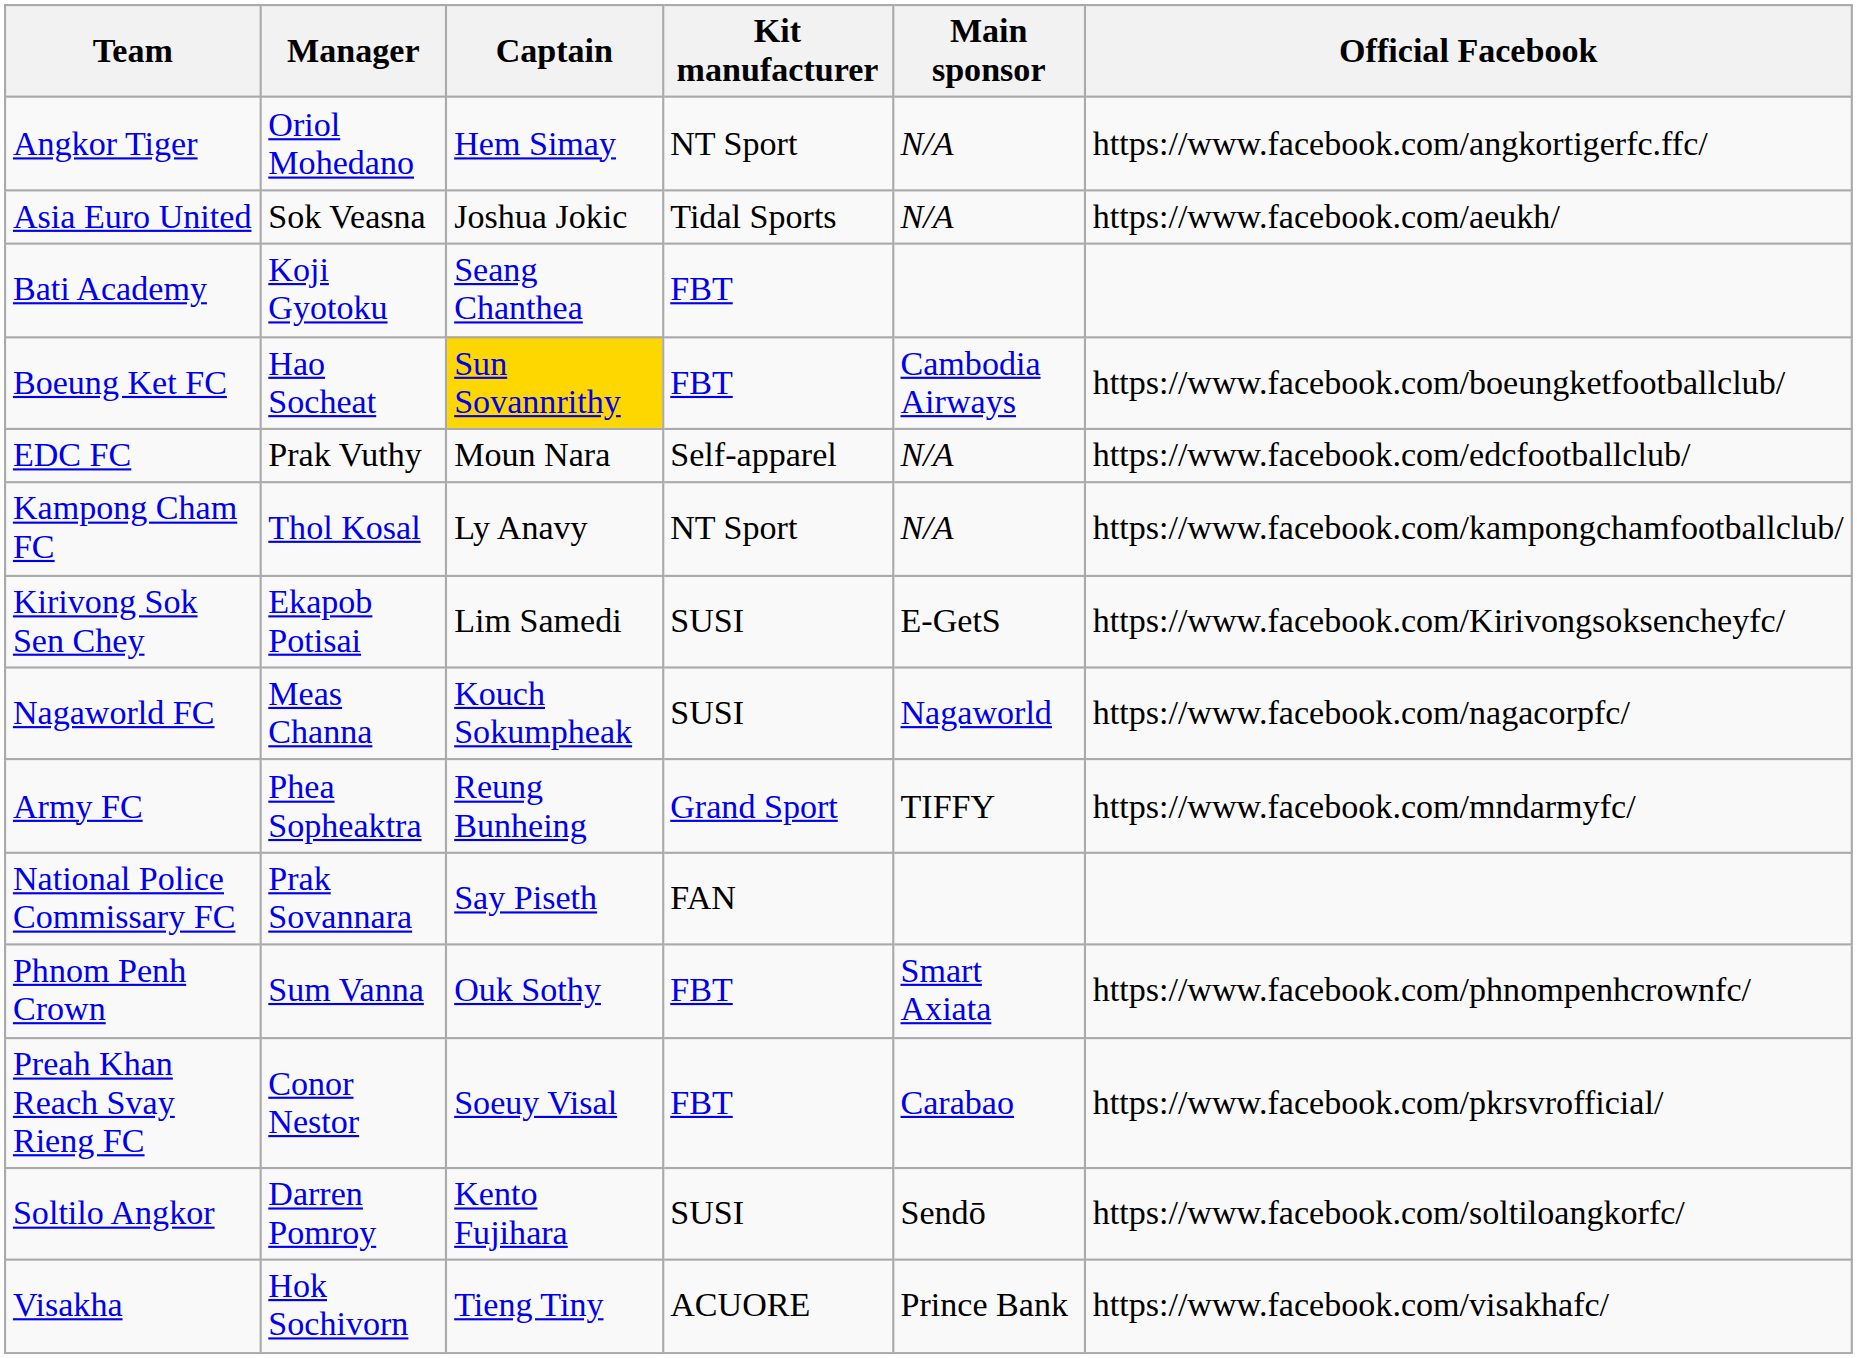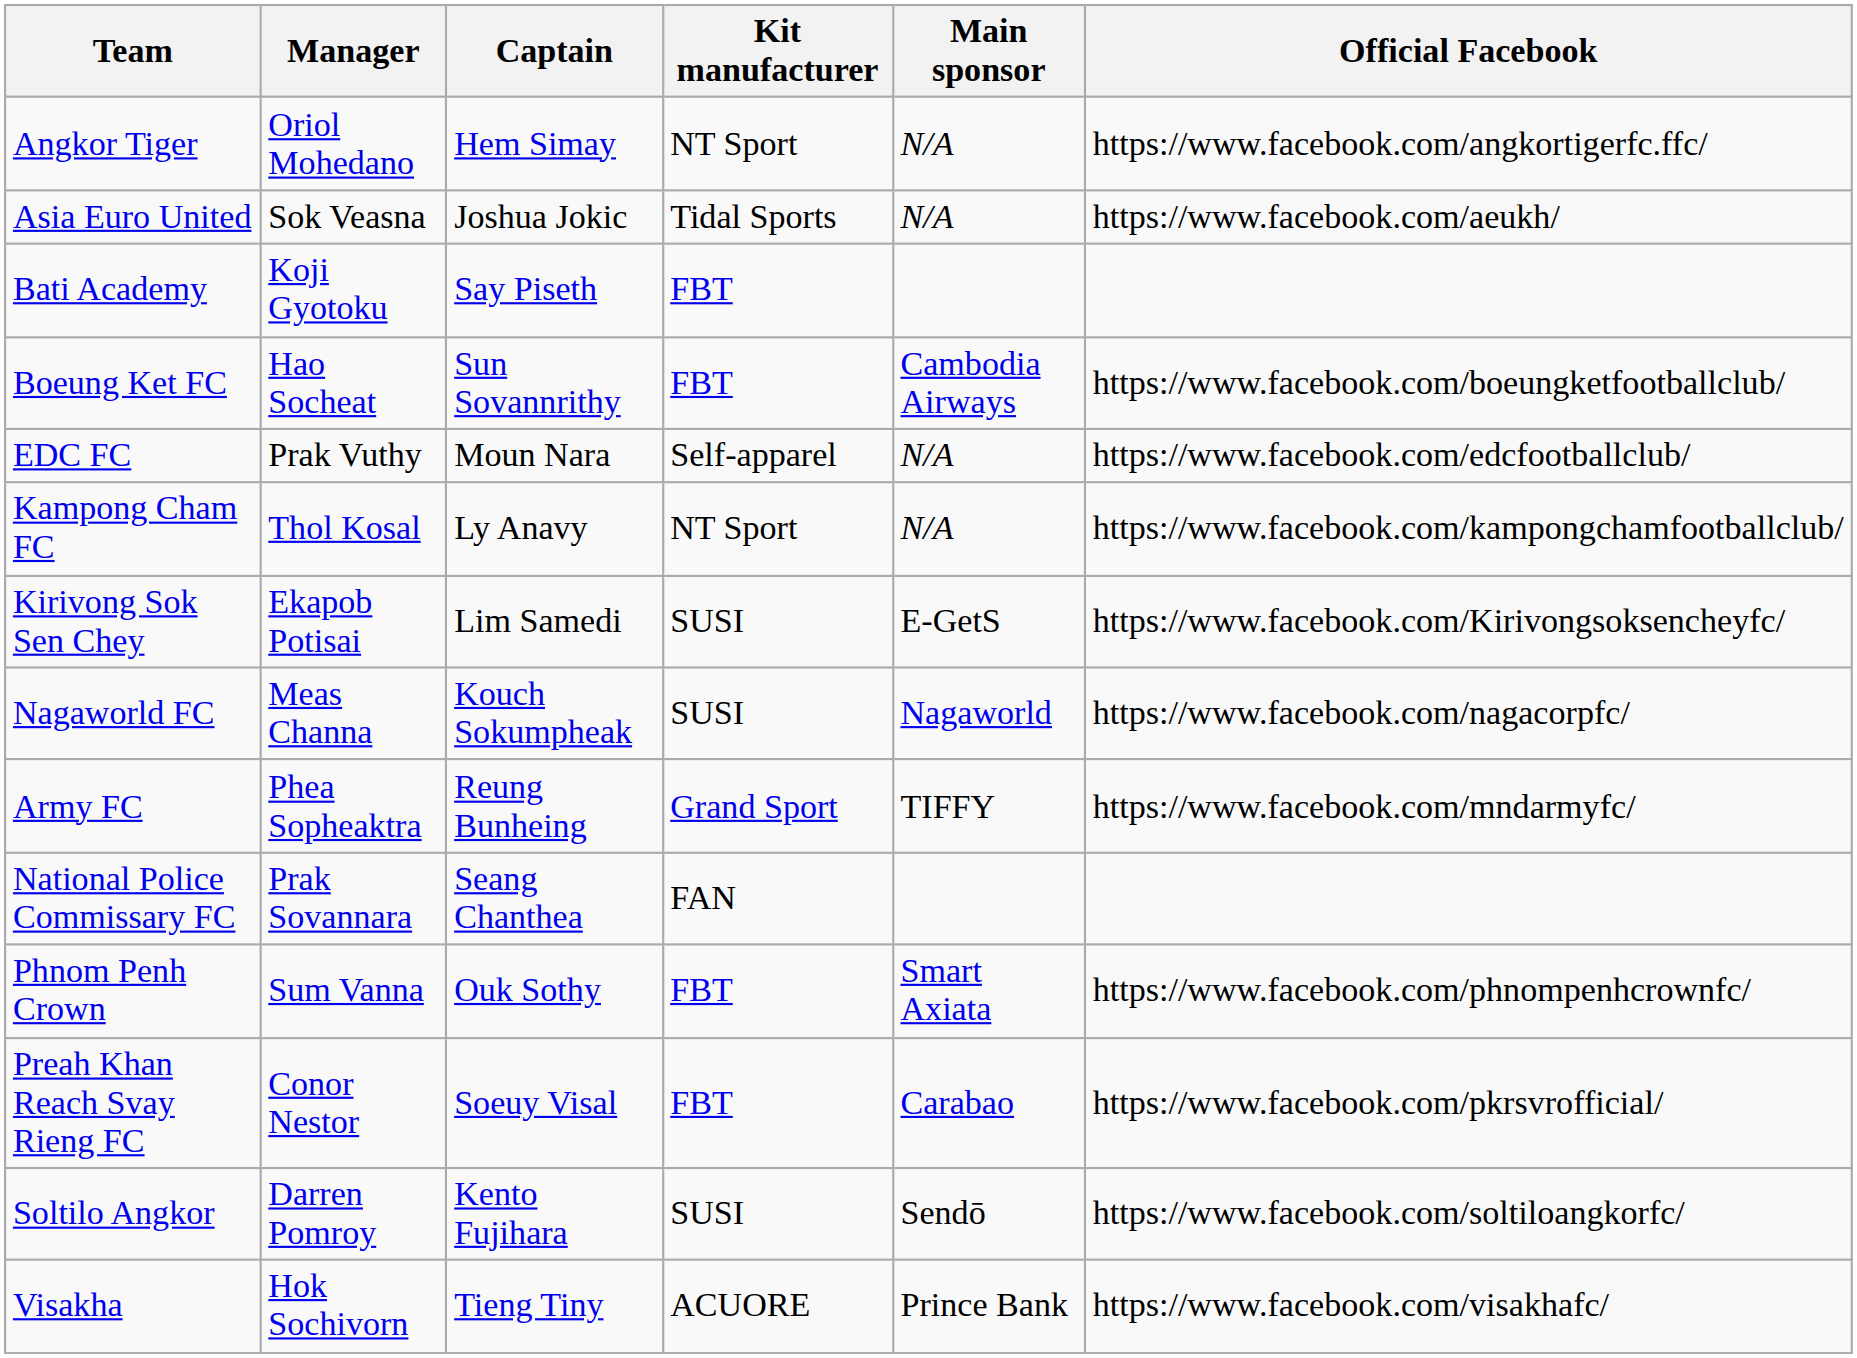(519, 289) Seang Chanthea -> (526, 289) Say Piseth
(537, 381) gold background -> (537, 381) no background
(526, 897) Say Piseth -> (519, 897) Seang Chanthea
